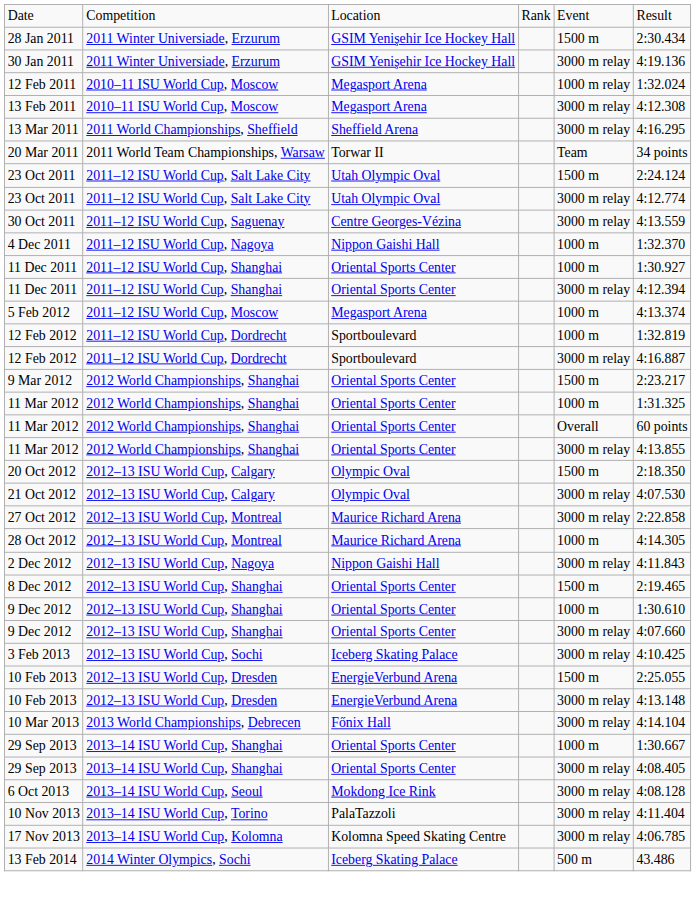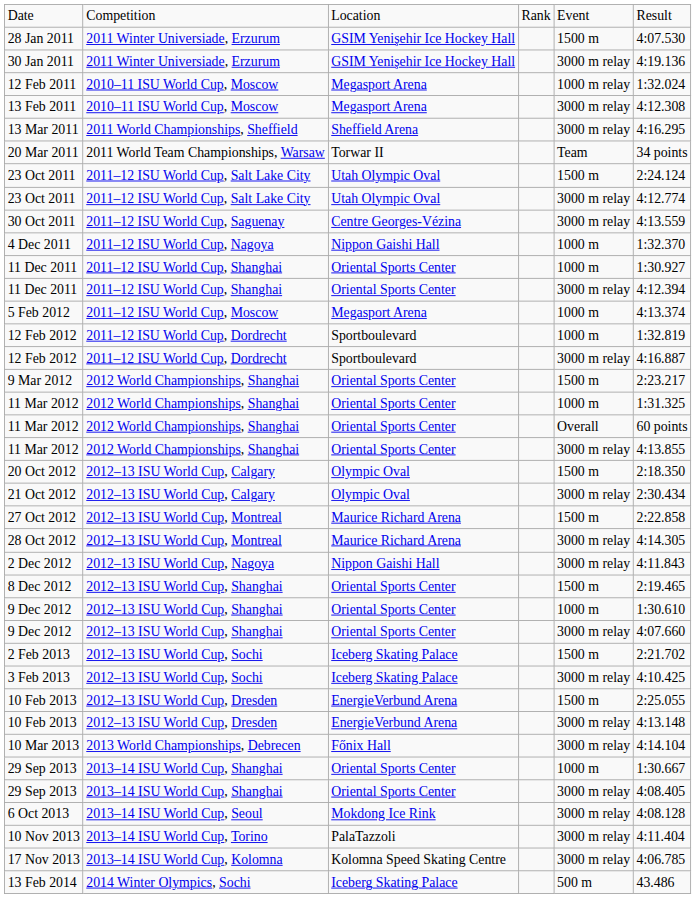(661, 38) 2:30.434 -> (661, 38) 4:07.530
(661, 495) 4:07.530 -> (661, 495) 2:30.434
(594, 517) 3000 m relay -> (578, 517) 1500 m
(578, 540) 1000 m -> (594, 540) 3000 m relay
+ row: (39, 654)
